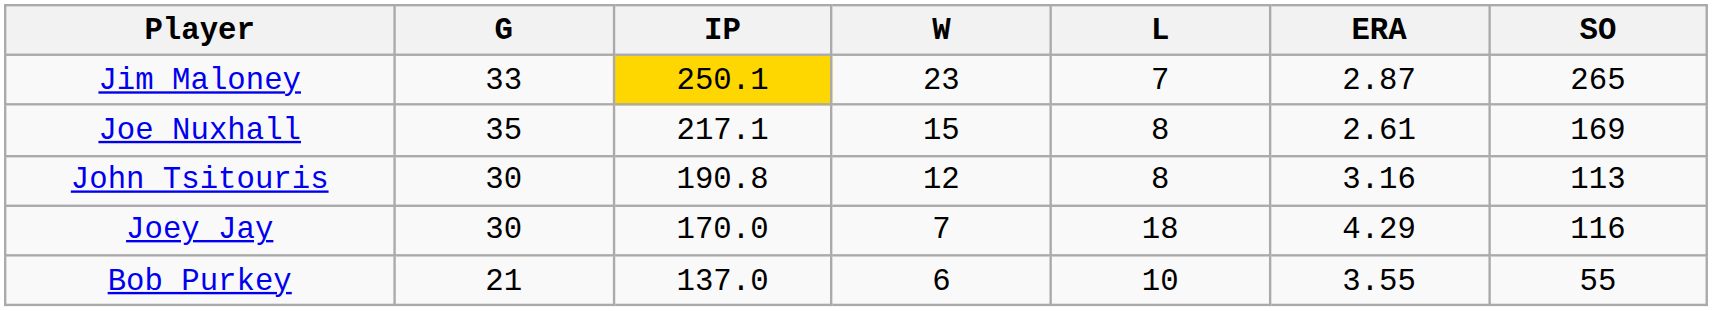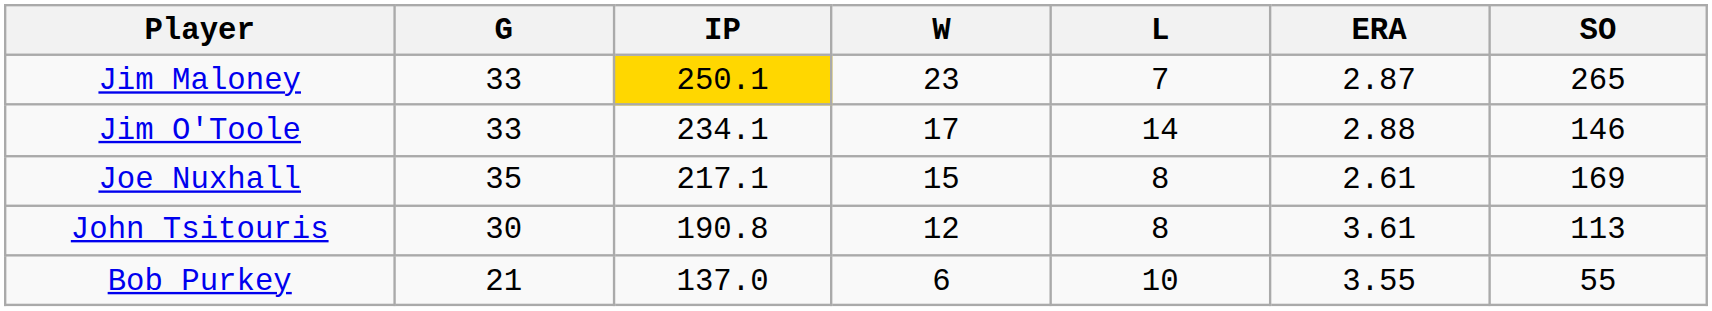+ row: (200, 130)
(1379, 180) 3.16 -> (1379, 230) 3.61
- row: (200, 230)
